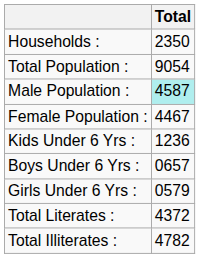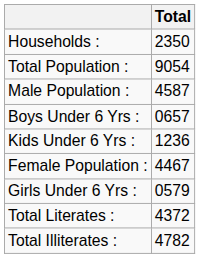(172, 91) paleturquoise background -> (172, 91) no background
rows swapped: (78, 116) <-> (74, 166)
